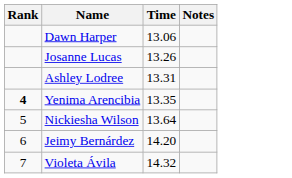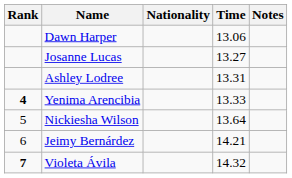+ column: (178, 15)
(161, 57) 13.26 -> (231, 57) 13.27
(161, 99) 13.35 -> (231, 99) 13.33
(161, 141) 14.20 -> (231, 141) 14.21
(23, 162) normal -> (23, 162) bold
